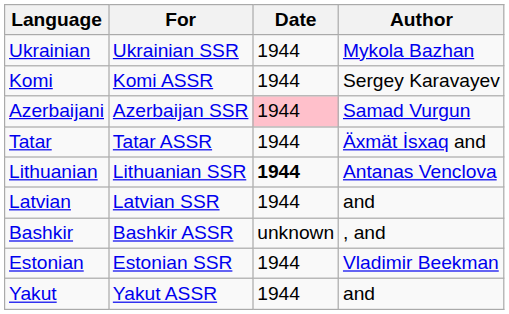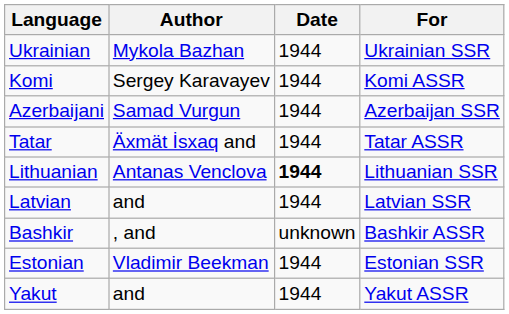columns swapped: (181, 19) <-> (421, 19)
(279, 111) pink background -> (300, 111) no background
